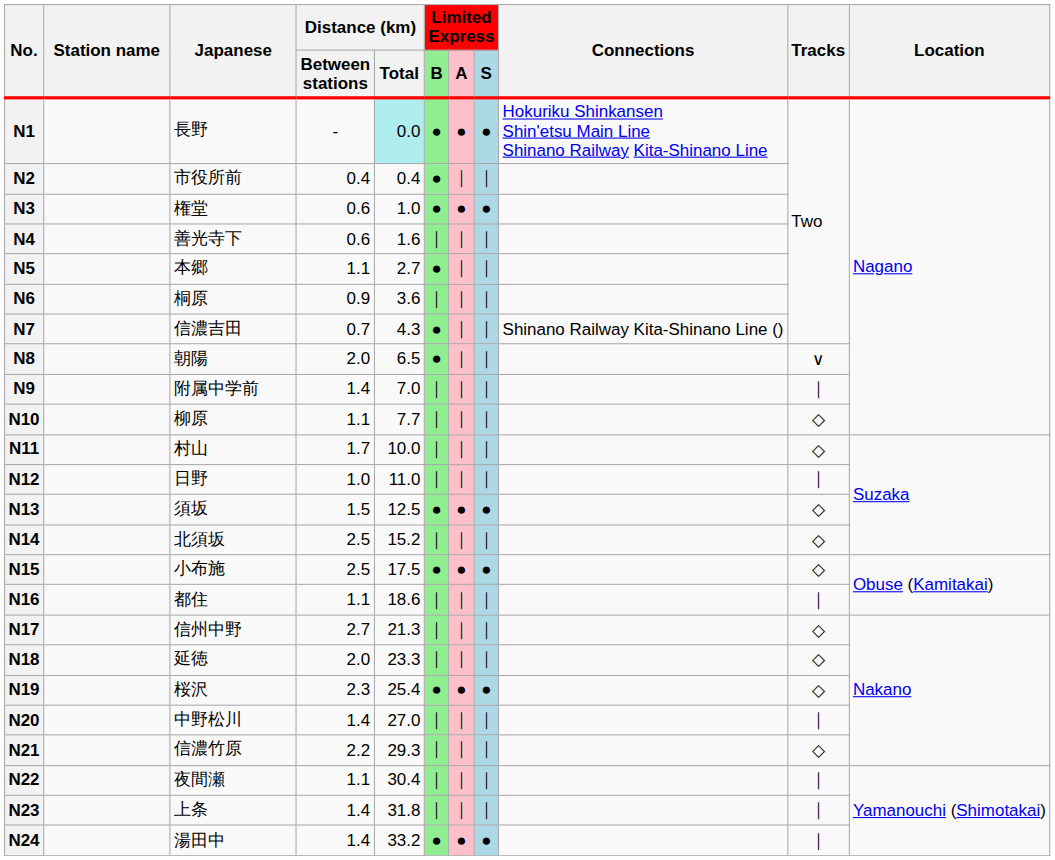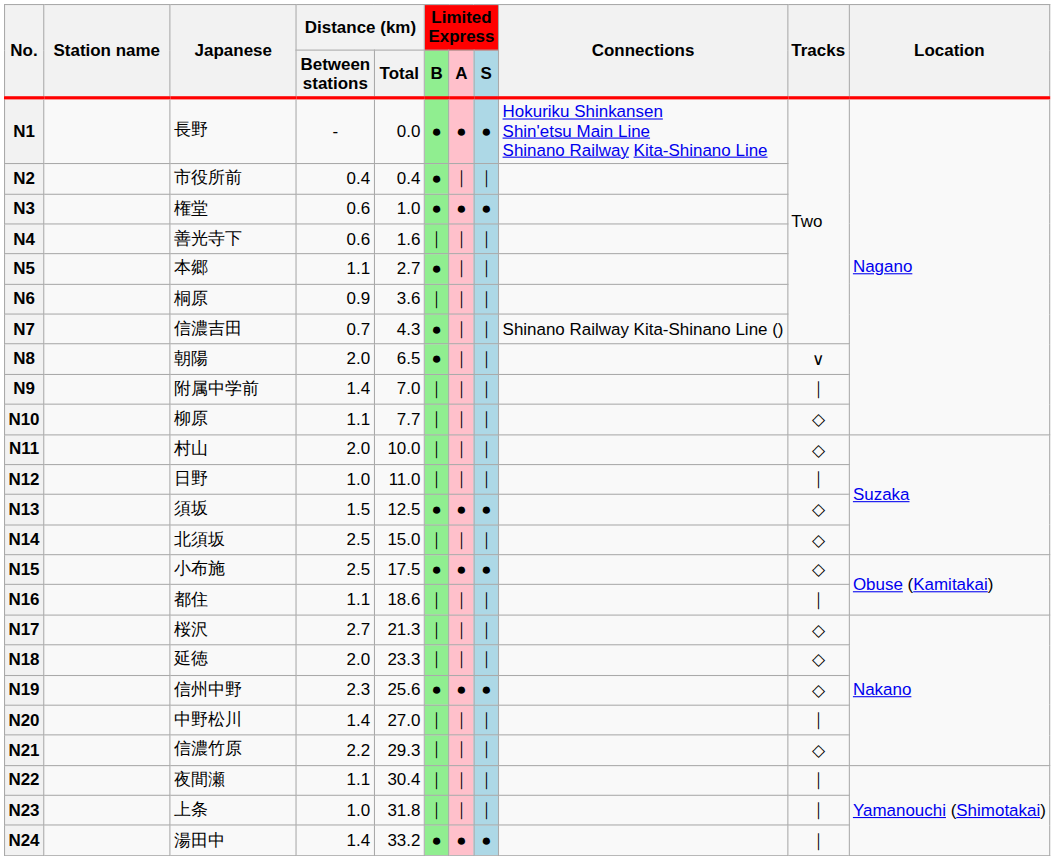(409, 131) paleturquoise background -> (409, 131) no background
(358, 449) 1.7 -> (358, 449) 2.0
(404, 539) 15.2 -> (404, 539) 15.0
(208, 629) 信州中野 -> (191, 629) 桜沢
(191, 689) 桜沢 -> (208, 689) 信州中野
(404, 689) 25.4 -> (404, 689) 25.6
(358, 810) 1.4 -> (358, 810) 1.0
